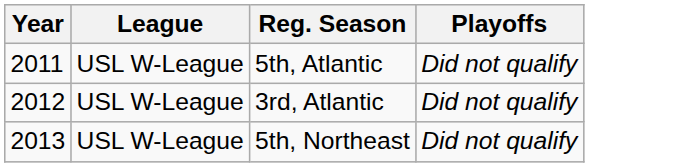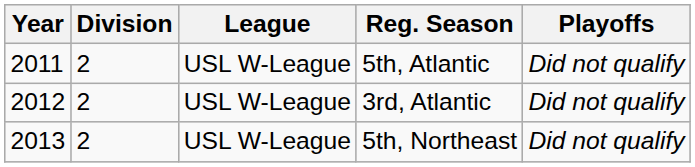+ column: (125, 24)
